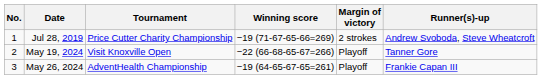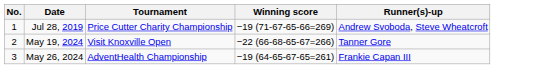- column: (360, 17)
